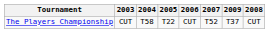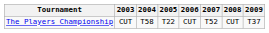columns swapped: (254, 11) <-> (233, 11)
